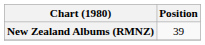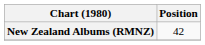(179, 31) 39 -> (179, 31) 42
